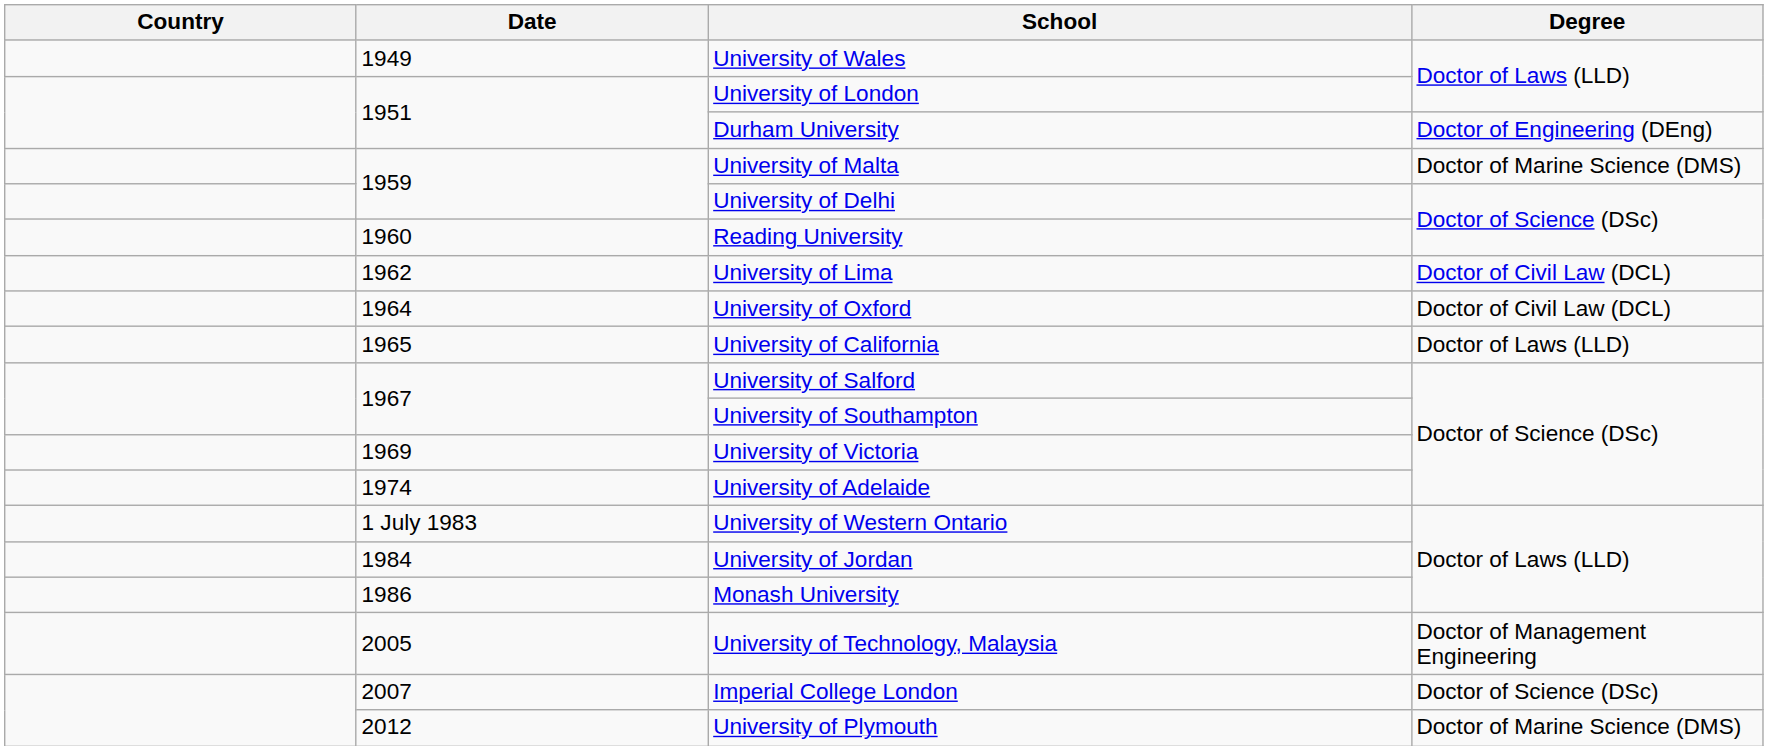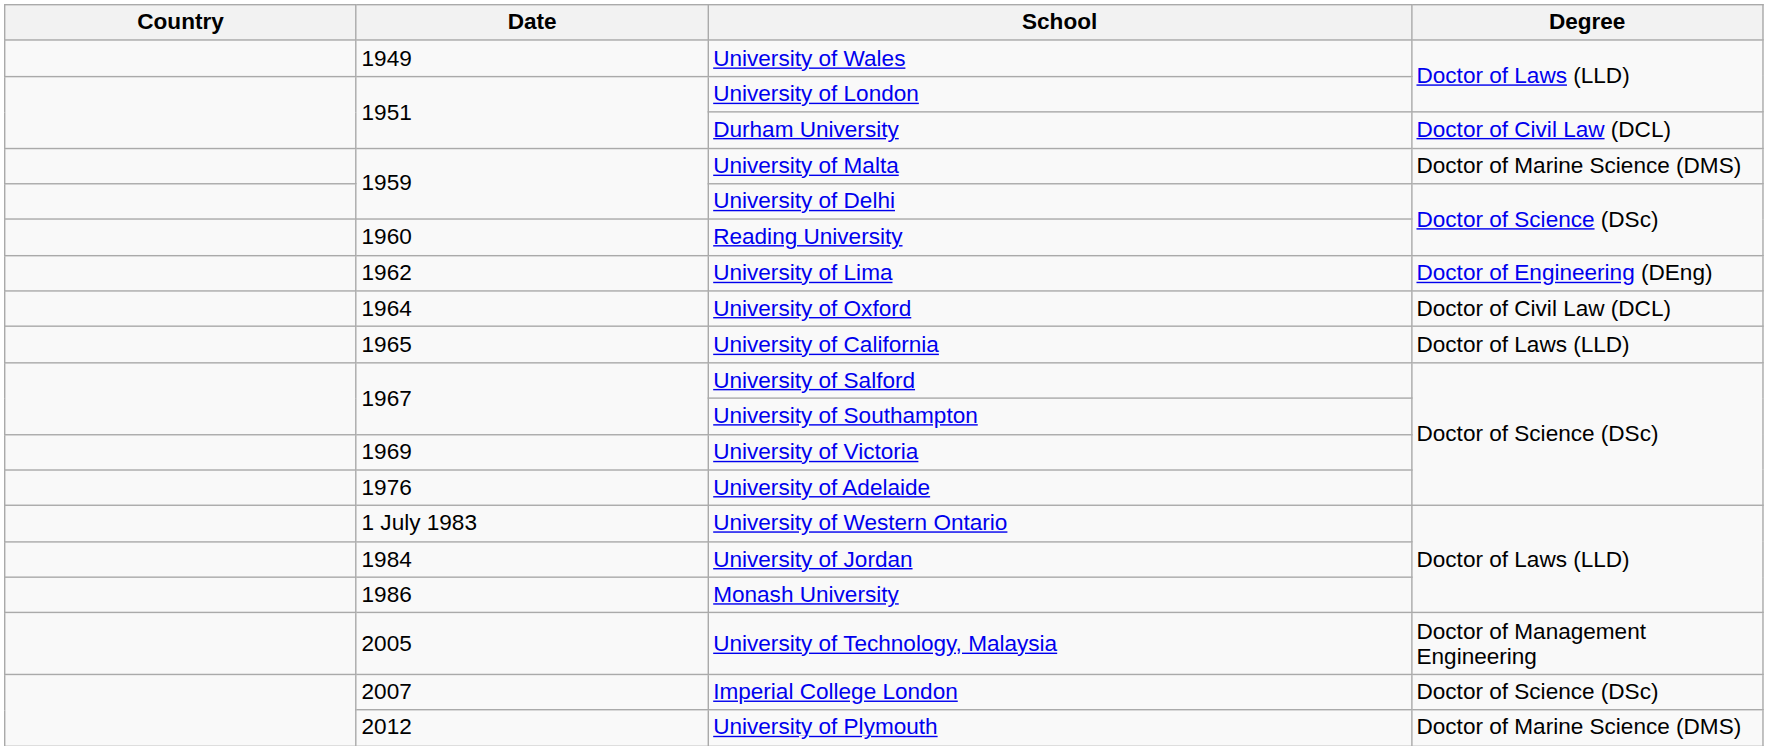(1564, 129) Doctor of Engineering (DEng) -> (1544, 129) Doctor of Civil Law (DCL)
(1544, 272) Doctor of Civil Law (DCL) -> (1564, 272) Doctor of Engineering (DEng)
(387, 487) 1974 -> (387, 487) 1976
